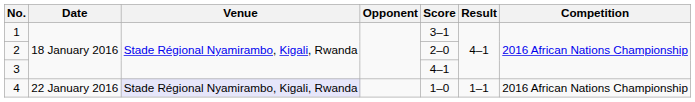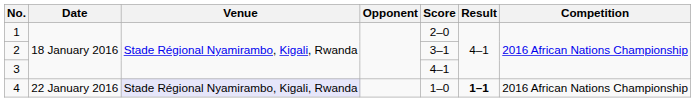(440, 32) 3–1 -> (440, 32) 2–0
(440, 50) 2–0 -> (440, 50) 3–1
(479, 87) normal -> (479, 87) bold
